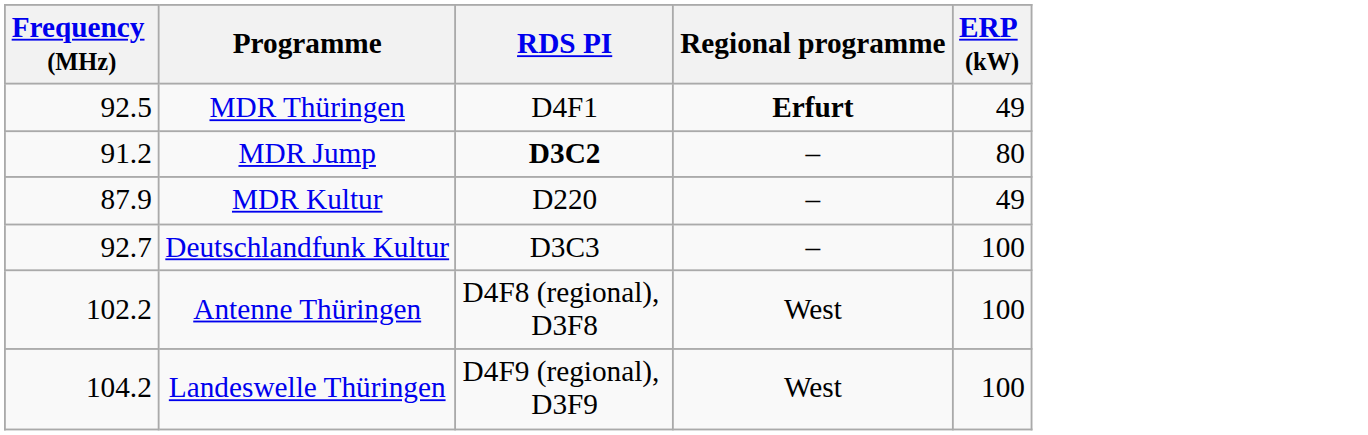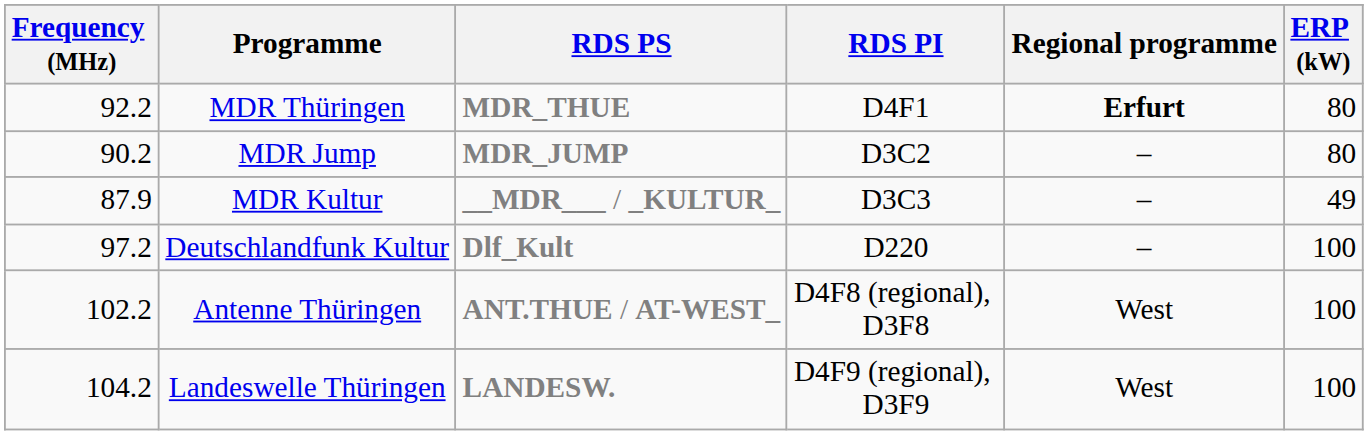+ column: (622, 44)
(126, 107) 92.5 -> (126, 107) 92.2
(1010, 107) 49 -> (1342, 107) 80
(126, 153) 91.2 -> (126, 153) 90.2
(565, 153) bold -> (896, 153) normal
(565, 199) D220 -> (896, 199) D3C3
(126, 246) 92.7 -> (126, 246) 97.2
(565, 246) D3C3 -> (896, 246) D220
